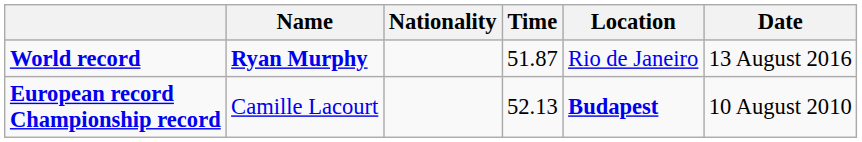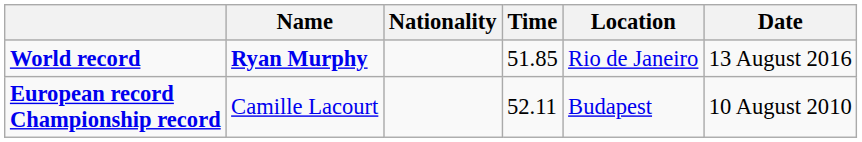(532, 58) 51.87 -> (532, 58) 51.85
(532, 106) 52.13 -> (532, 106) 52.11
(613, 106) bold -> (610, 106) normal
